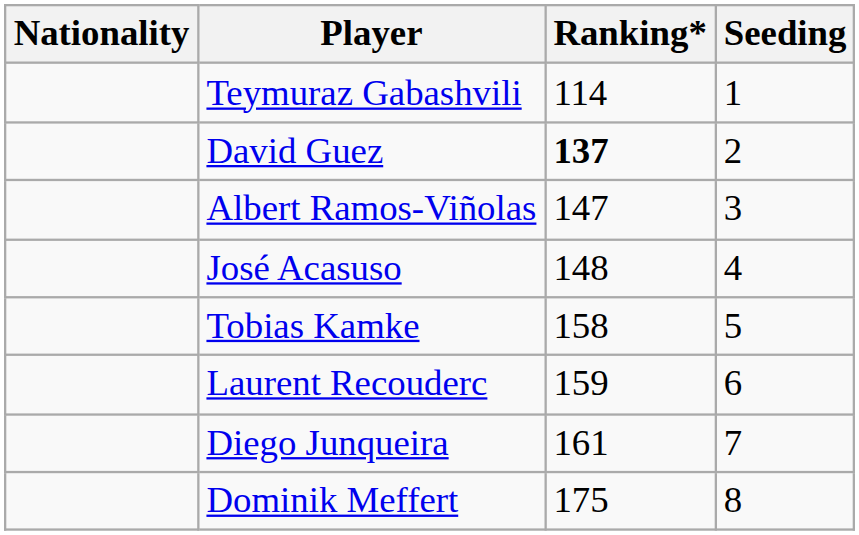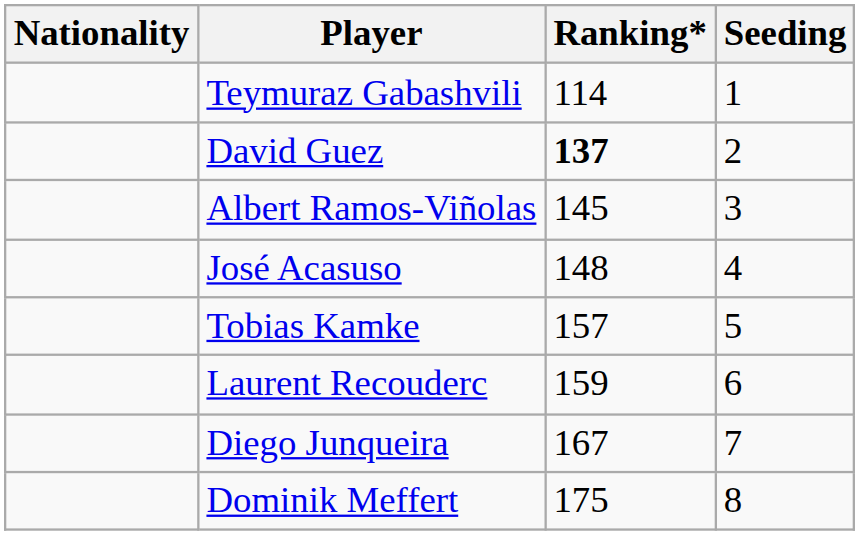(581, 208) 147 -> (581, 208) 145
(581, 325) 158 -> (581, 325) 157
(581, 442) 161 -> (581, 442) 167
